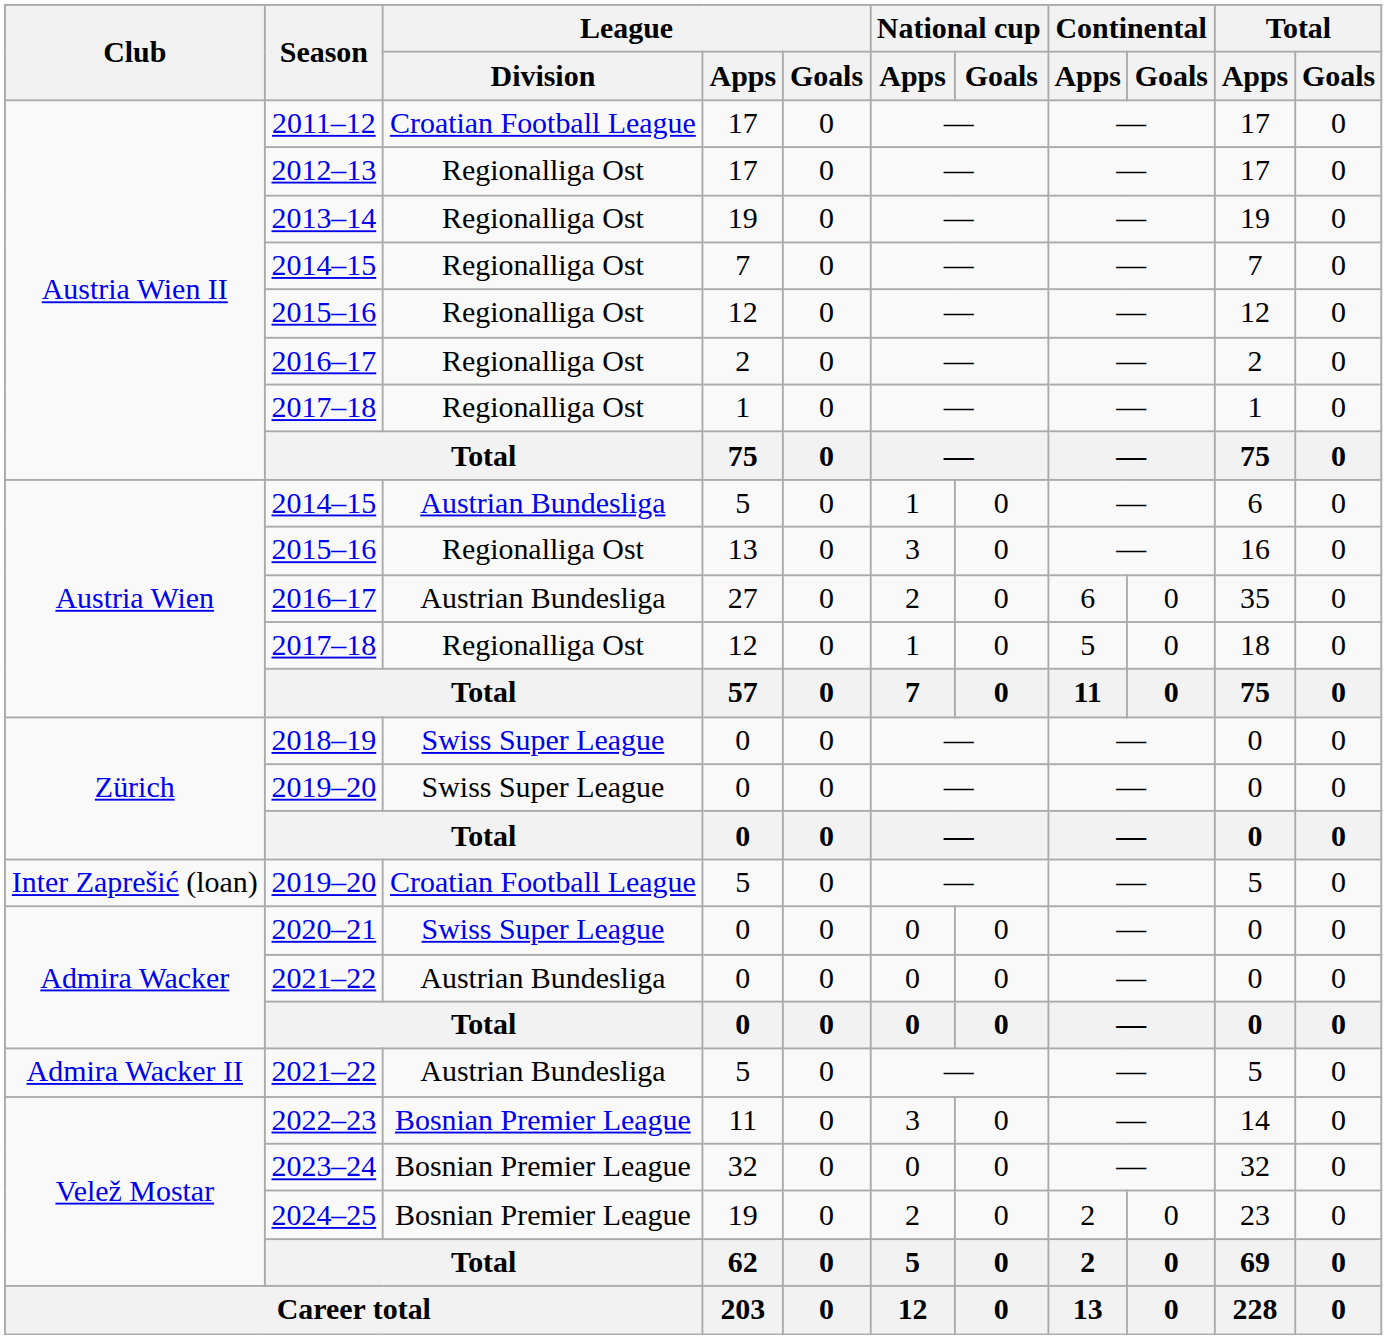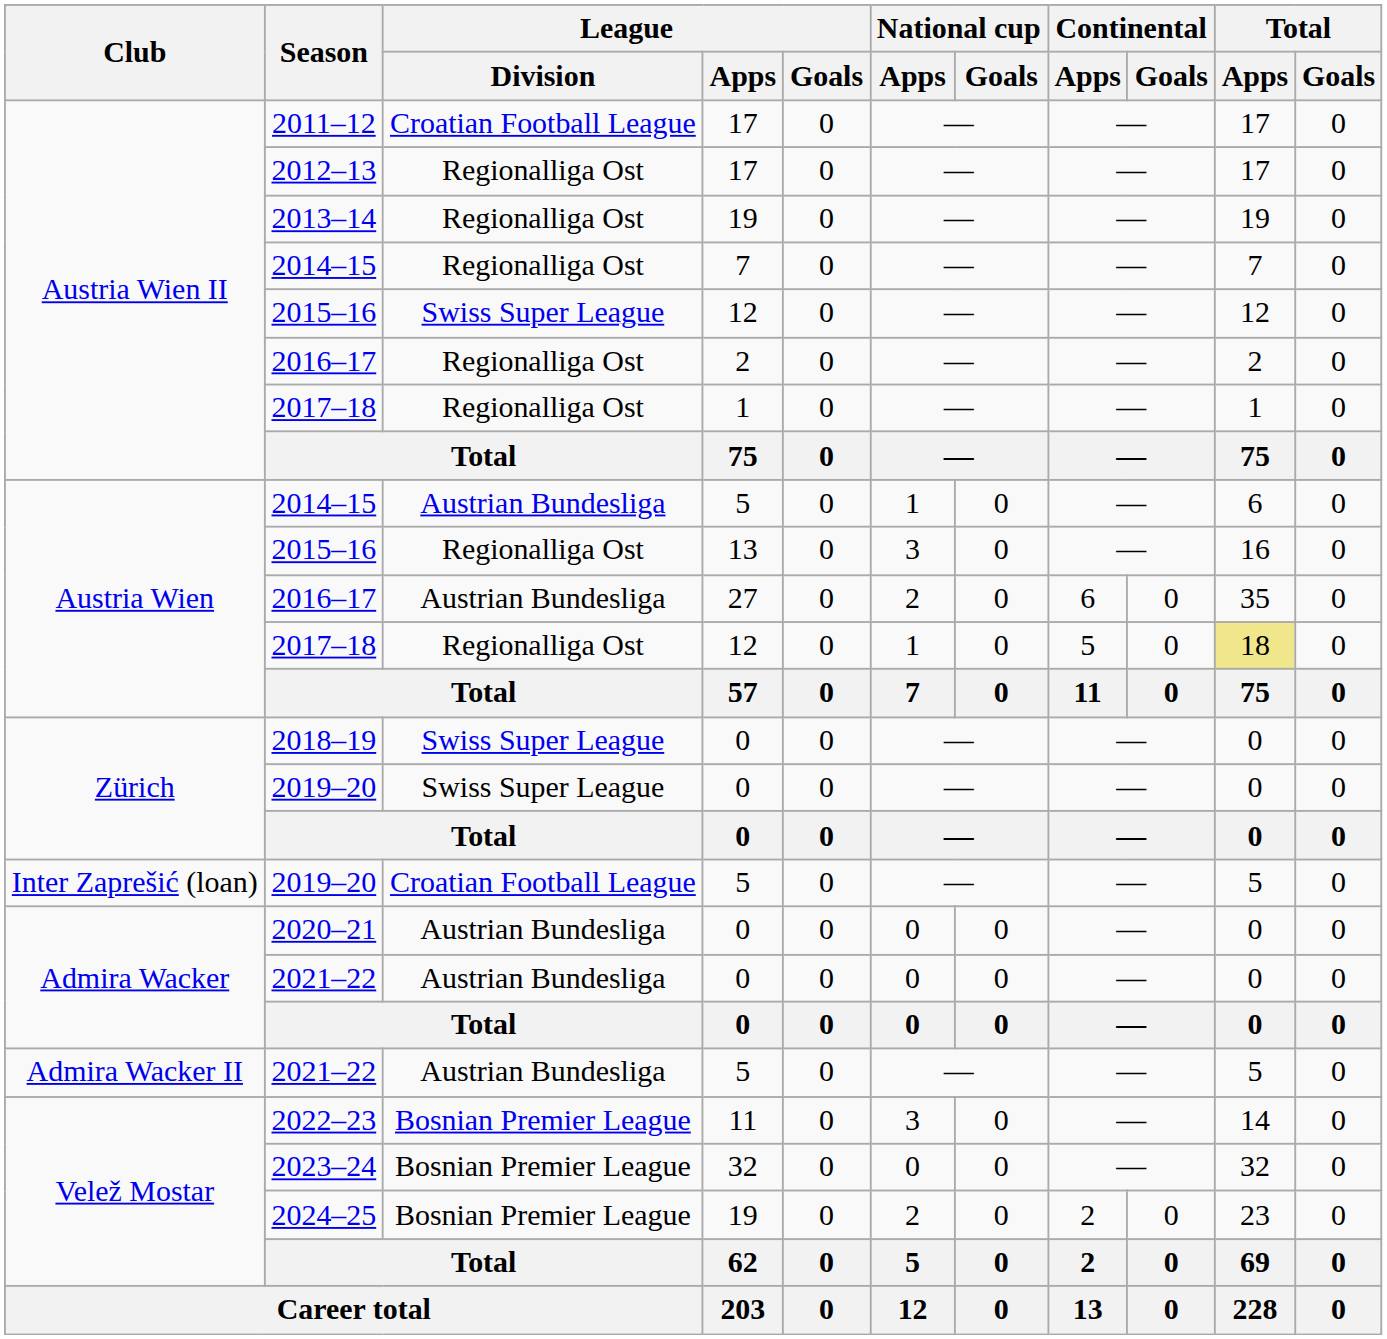(543, 312) Regionalliga Ost -> (543, 312) Swiss Super League
(1255, 645) no background -> (1255, 645) khaki background
(543, 929) Swiss Super League -> (543, 929) Austrian Bundesliga
